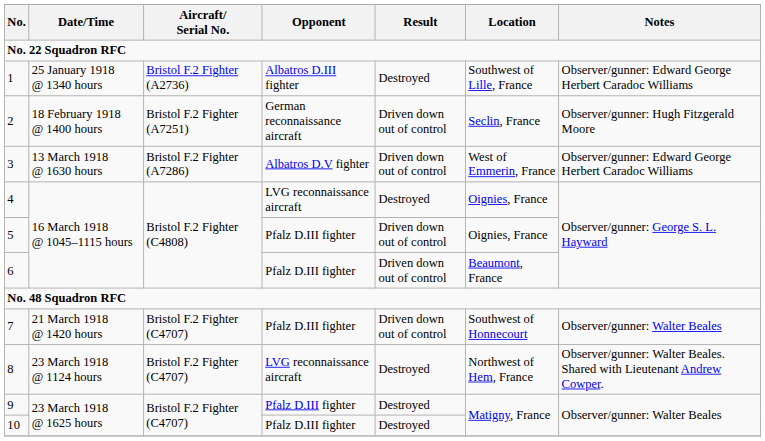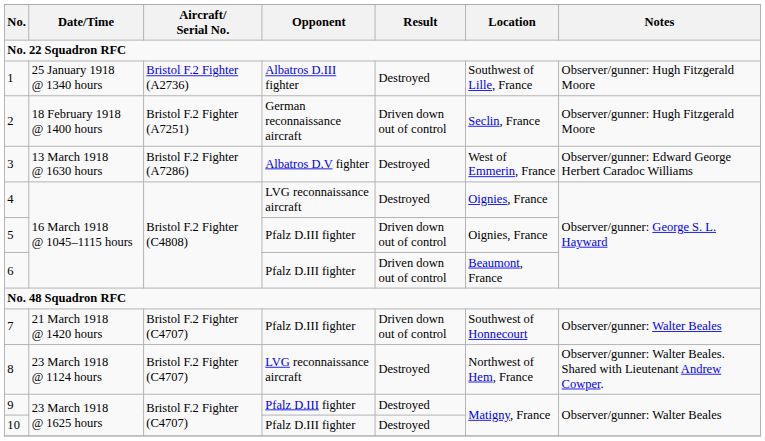(646, 78) Observer/gunner: Edward George Herbert Caradoc Williams -> (648, 78) Observer/gunner: Hugh Fitzgerald Moore
(412, 164) Driven down out of control -> (404, 164) Destroyed
